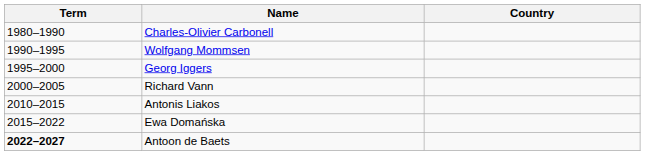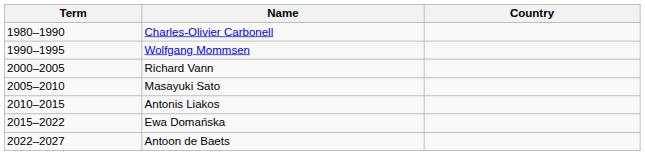- row: (178, 68)
+ row: (182, 86)
(36, 141) bold -> (36, 141) normal
